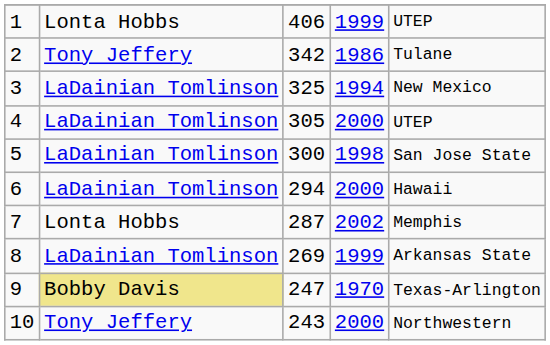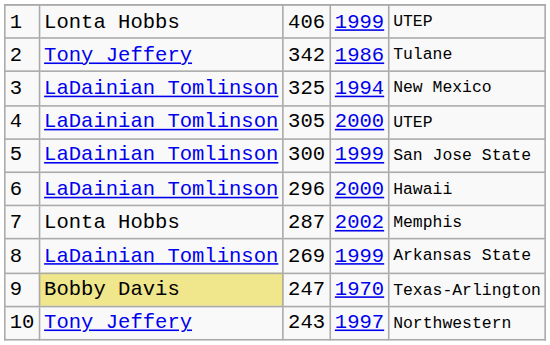(360, 155) 1998 -> (360, 155) 1999
(307, 189) 294 -> (307, 189) 296
(360, 323) 2000 -> (360, 323) 1997
